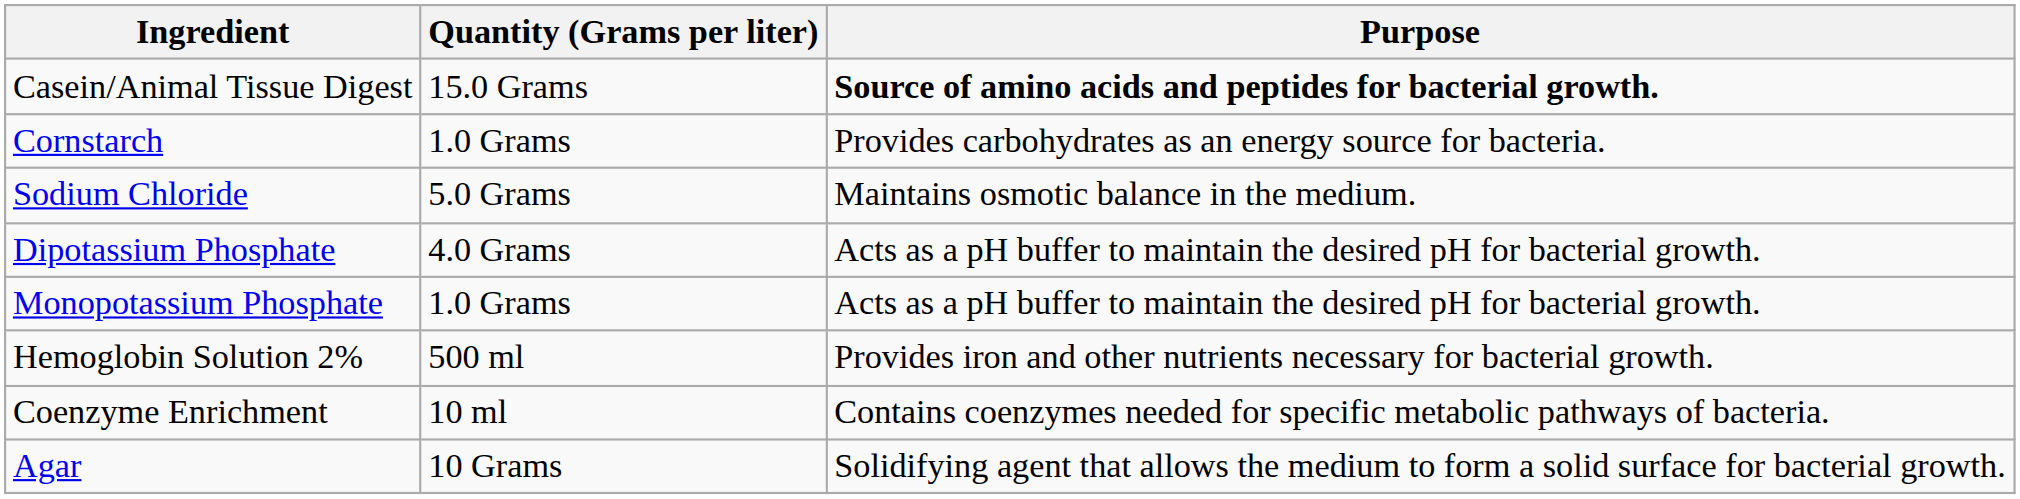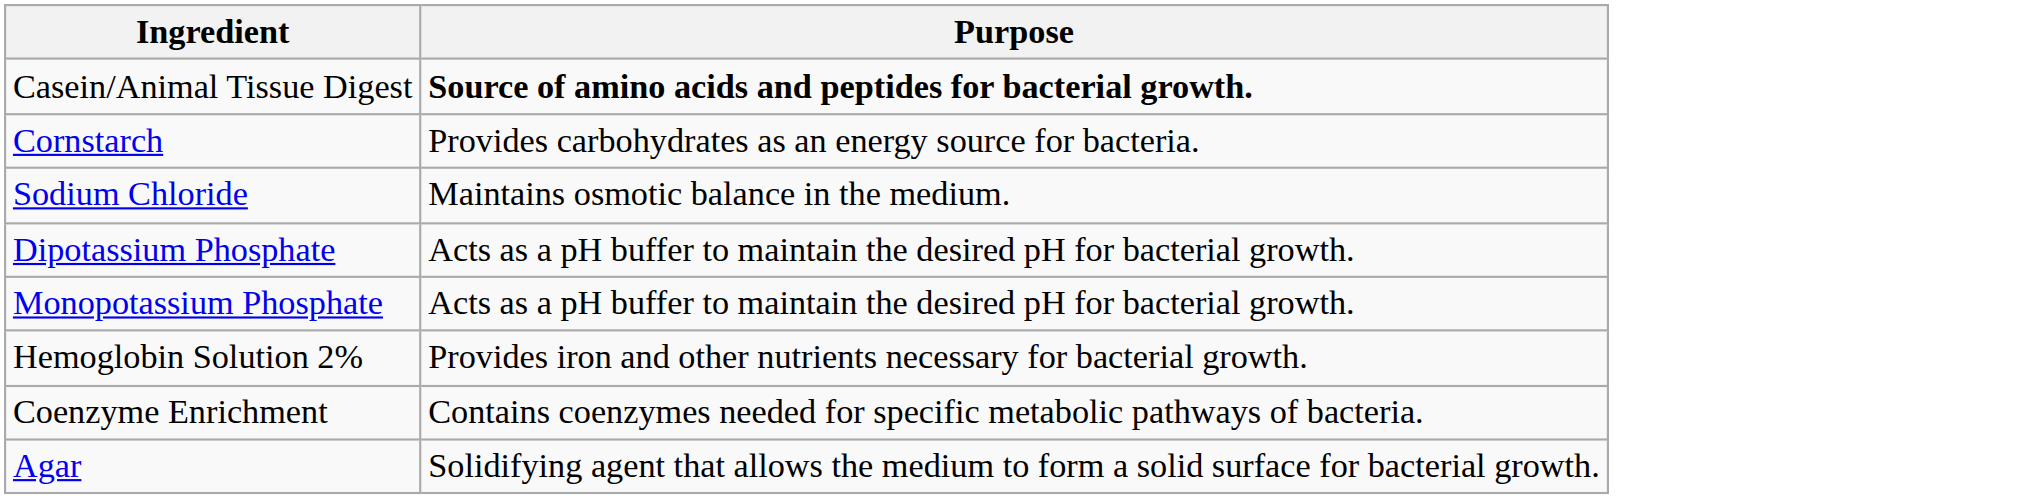- column: (623, 31)
